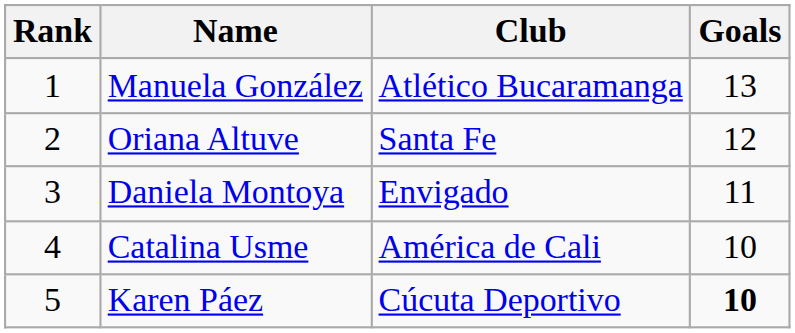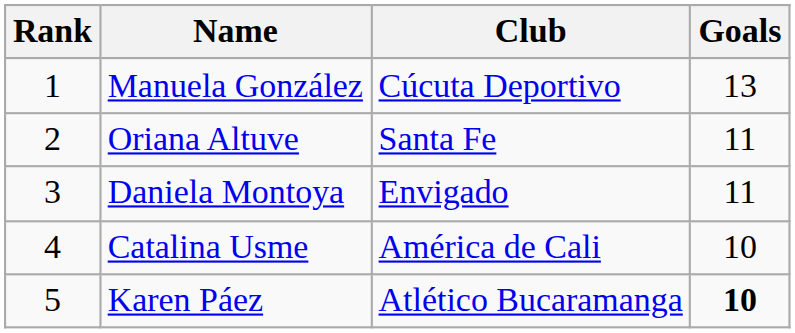(531, 85) Atlético Bucaramanga -> (500, 85) Cúcuta Deportivo
(740, 138) 12 -> (740, 138) 11
(500, 300) Cúcuta Deportivo -> (531, 300) Atlético Bucaramanga
